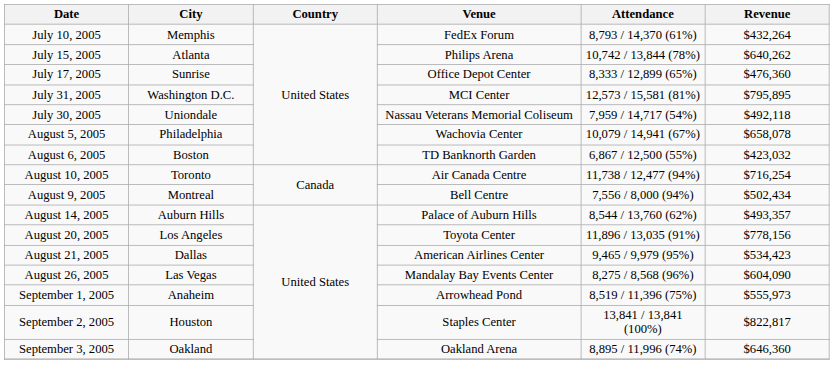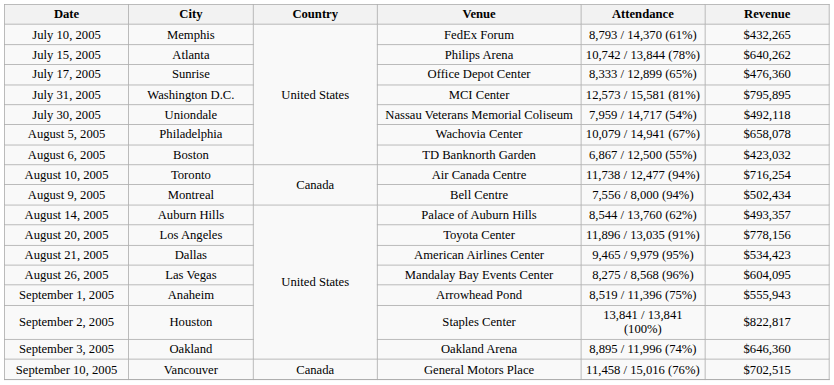(767, 34) $432,264 -> (767, 34) $432,265
(767, 275) $604,090 -> (767, 275) $604,095
(767, 295) $555,973 -> (767, 295) $555,943
+ row: (67, 369)
